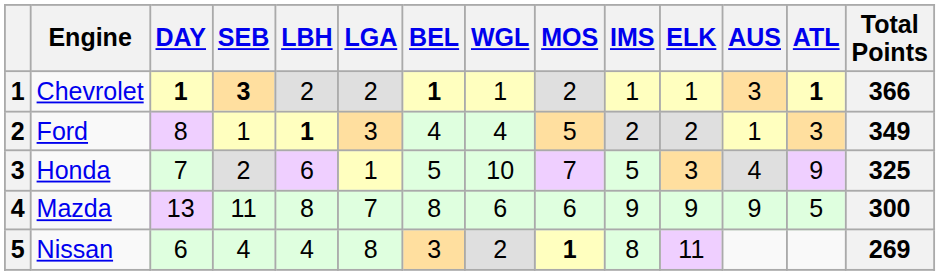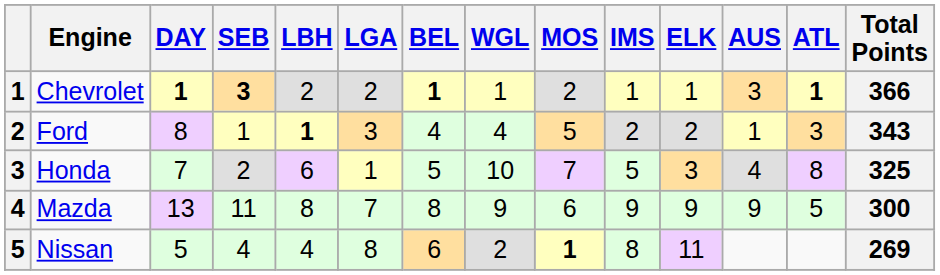(890, 131) 349 -> (890, 131) 343
(816, 170) 9 -> (816, 170) 8
(500, 210) 6 -> (500, 210) 9
(181, 249) 6 -> (181, 249) 5
(434, 249) 3 -> (434, 249) 6
